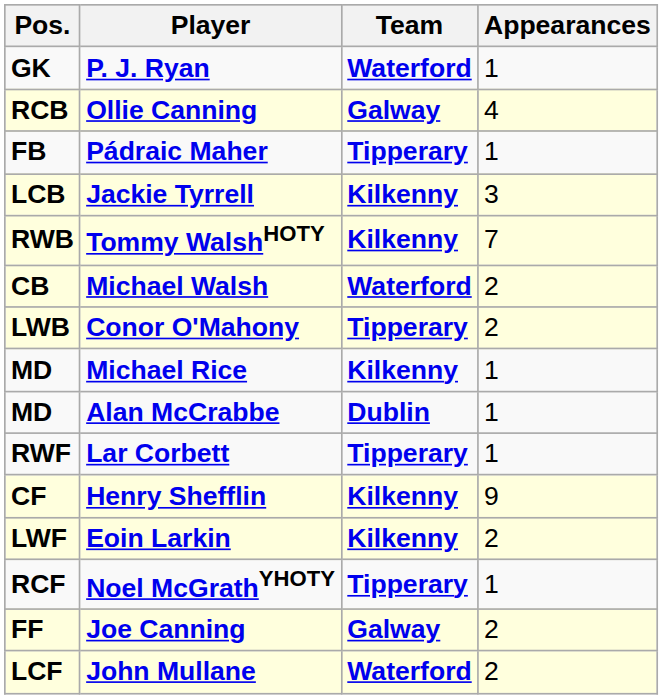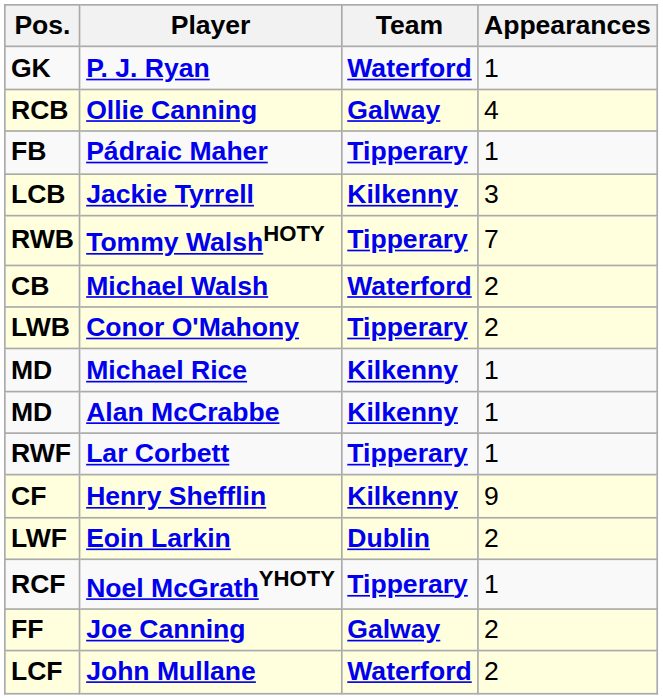(403, 239) Kilkenny -> (408, 239) Tipperary
(389, 411) Dublin -> (403, 411) Kilkenny
(403, 538) Kilkenny -> (389, 538) Dublin
